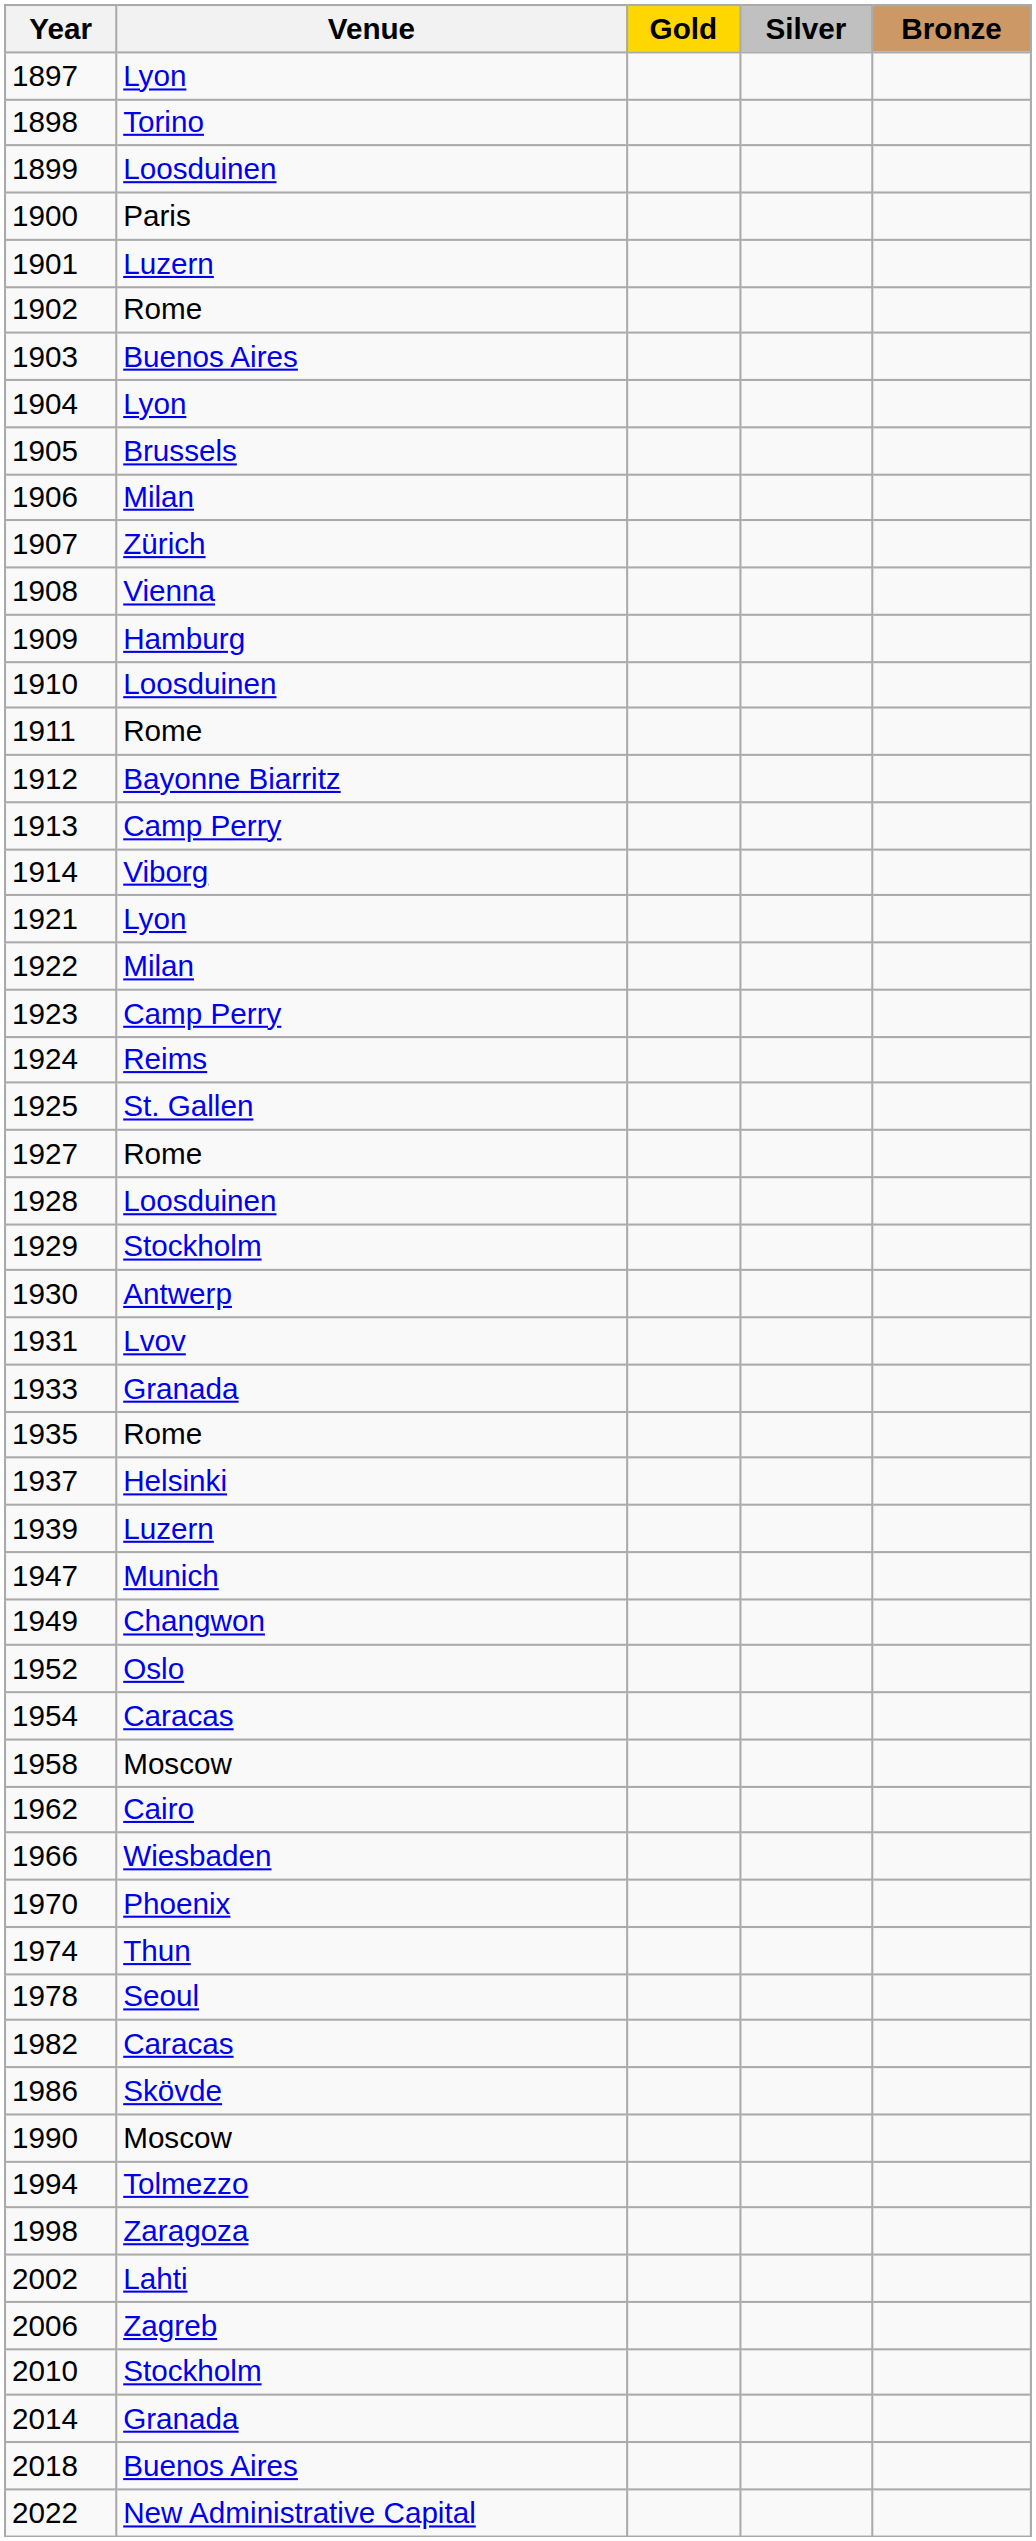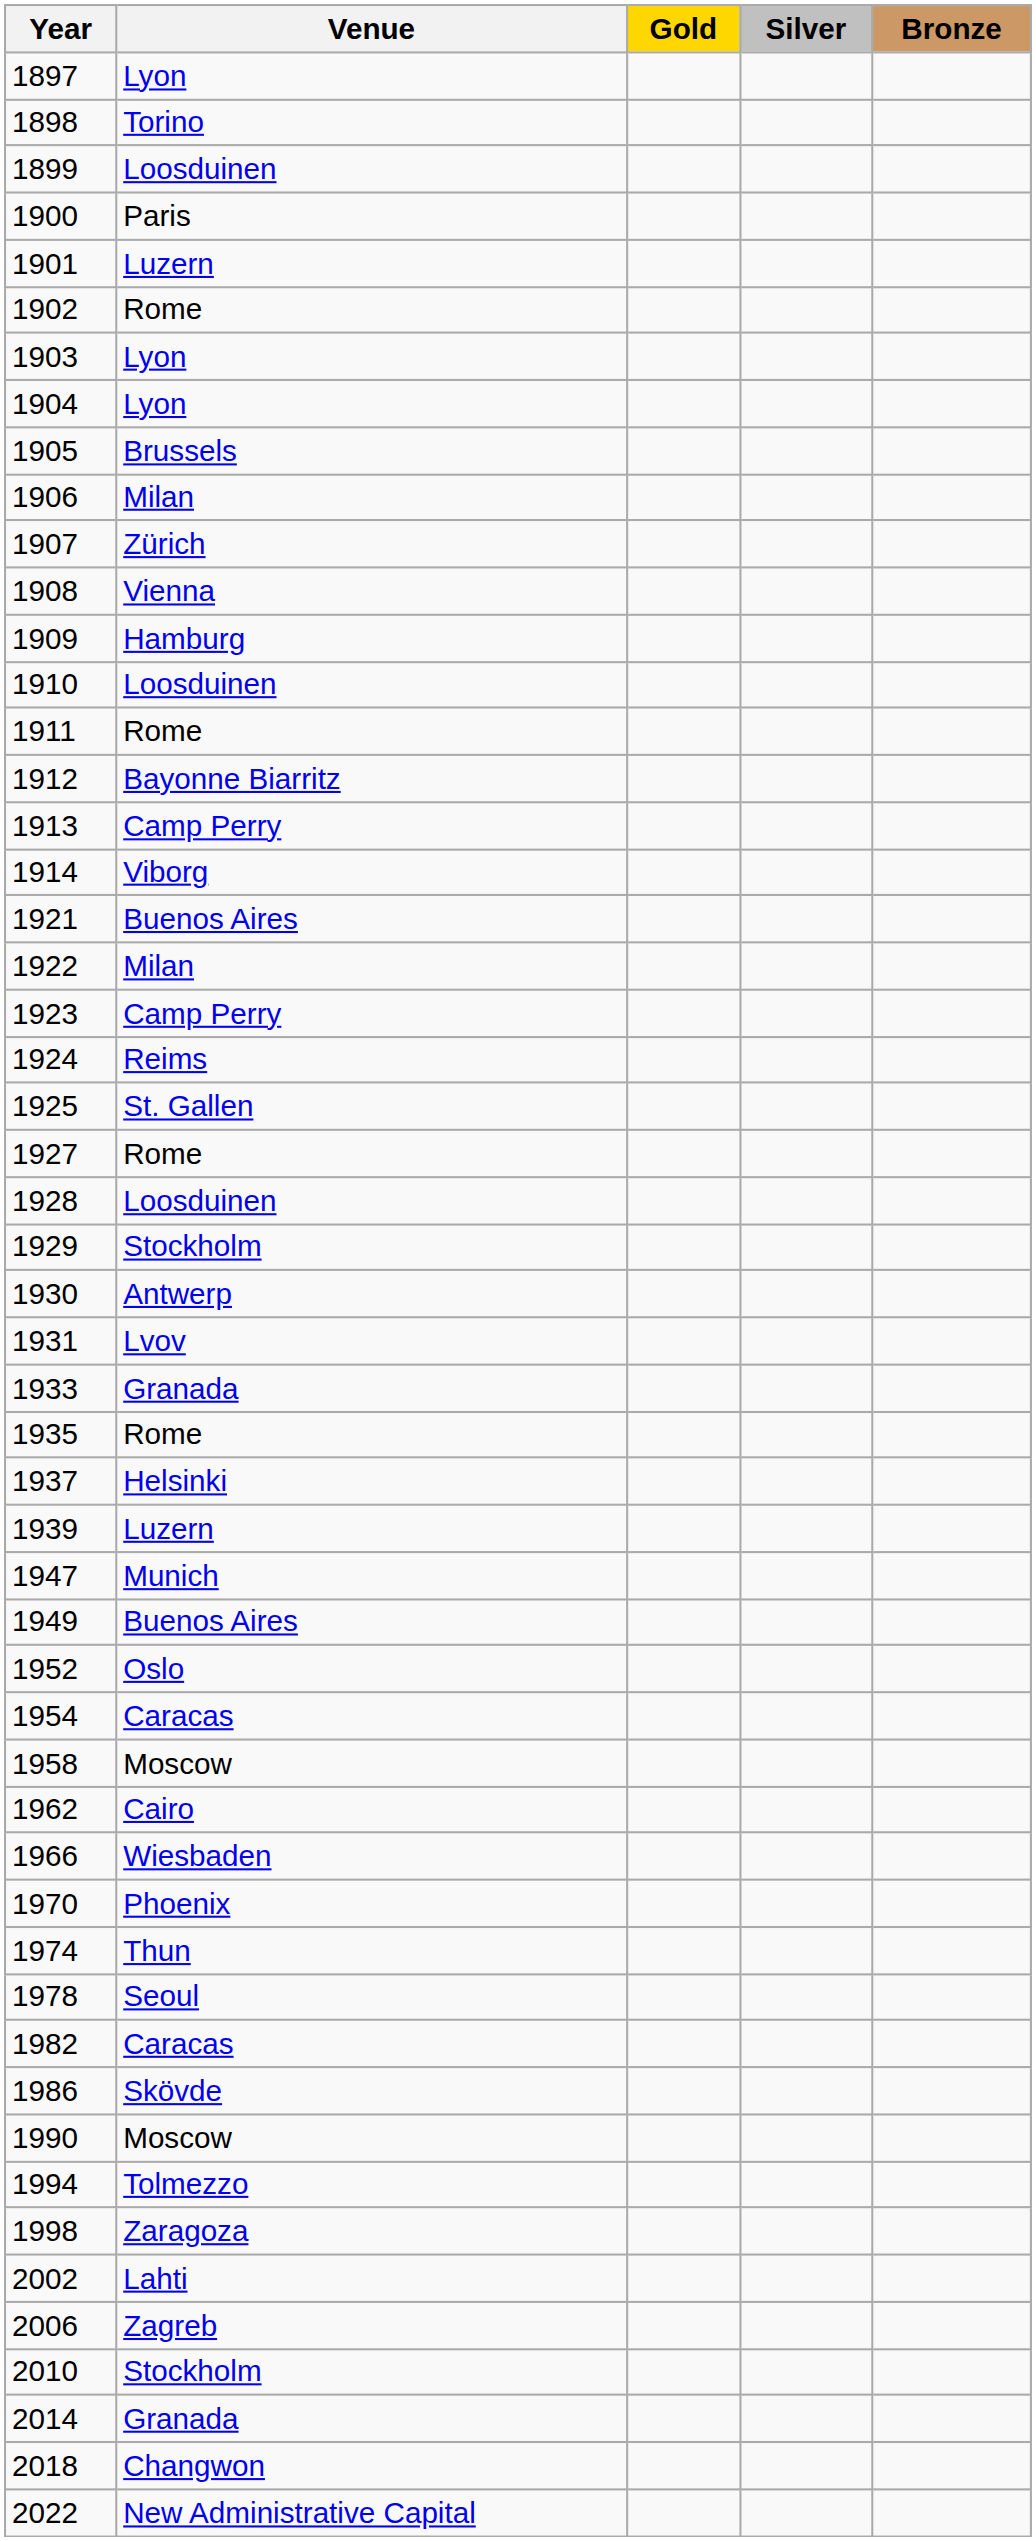(211, 357) Buenos Aires -> (155, 357) Lyon
(155, 919) Lyon -> (211, 919) Buenos Aires
(194, 1622) Changwon -> (211, 1622) Buenos Aires
(211, 2466) Buenos Aires -> (194, 2466) Changwon
